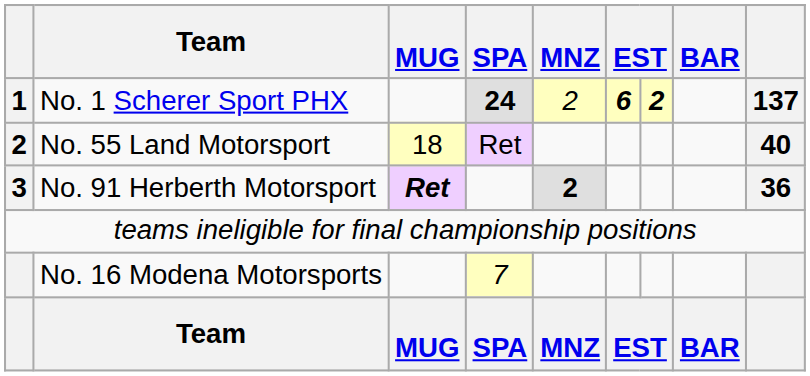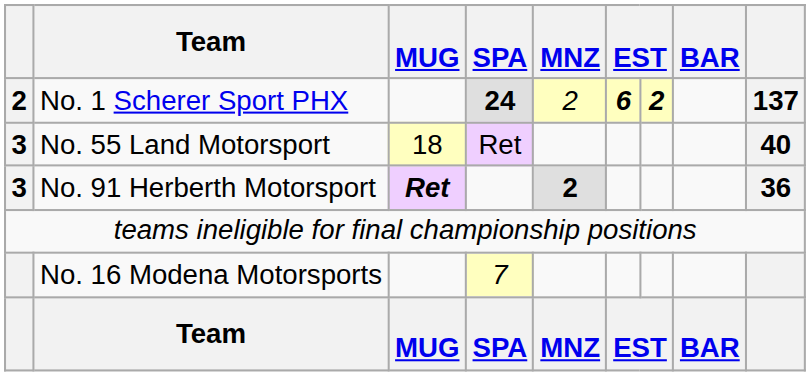(19, 100) 1 -> (19, 100) 2
(19, 144) 2 -> (19, 144) 3
